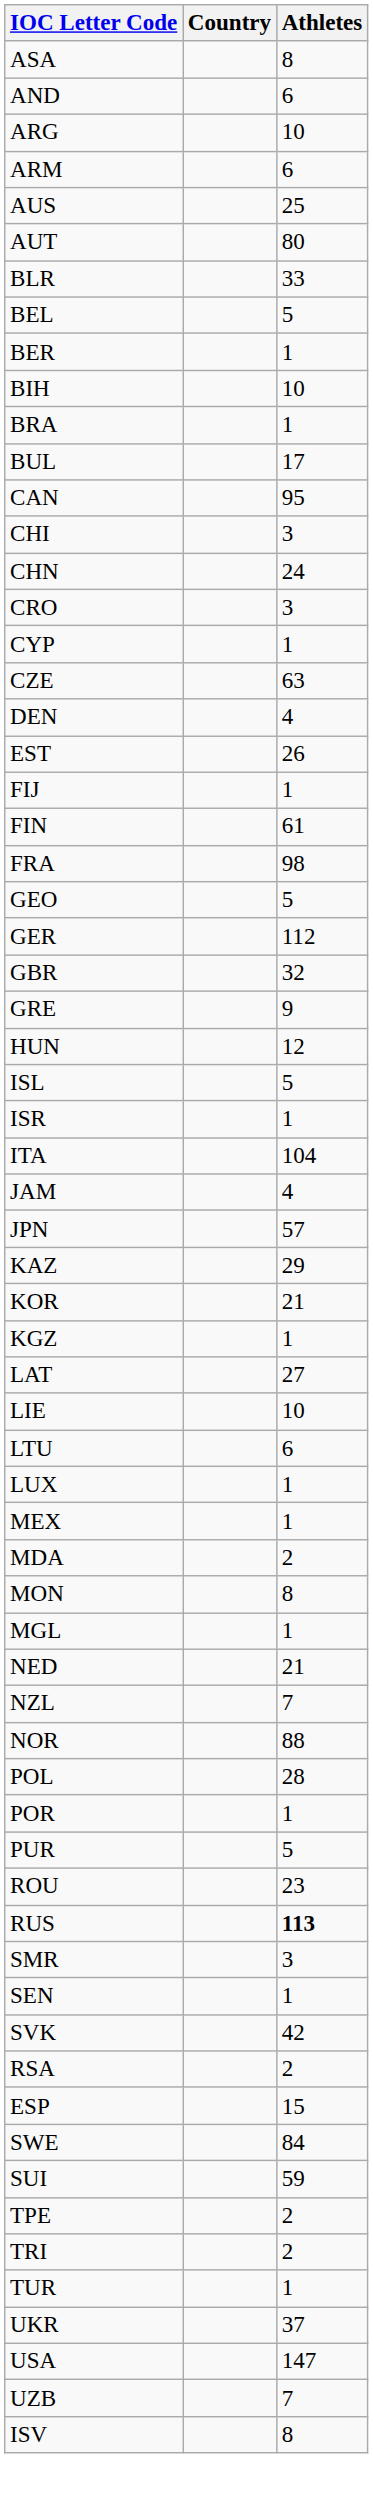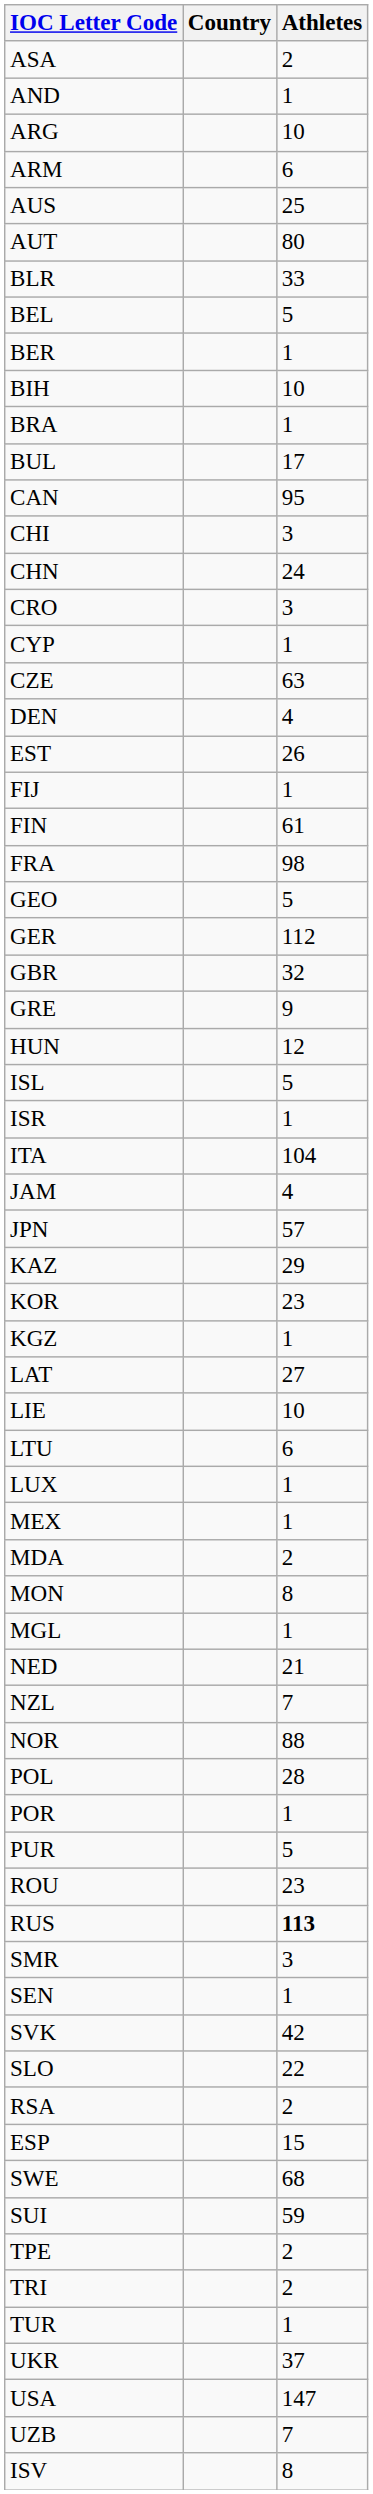(287, 59) 8 -> (287, 59) 2
(287, 95) 6 -> (287, 95) 1
(293, 1301) 21 -> (293, 1301) 23
+ row: (32, 2069)
(293, 2142) 84 -> (293, 2178) 68
